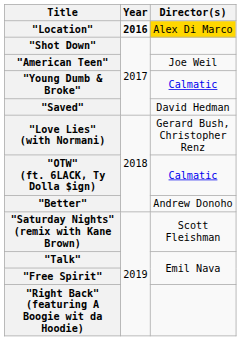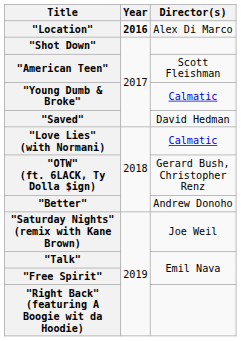(193, 29) gold background -> (193, 29) no background
(193, 62) Joe Weil -> (193, 68) Scott Fleishman
(193, 135) Gerard Bush, Christopher Renz -> (193, 141) Calmatic
(193, 175) Calmatic -> (193, 175) Gerard Bush, Christopher Renz
(193, 232) Scott Fleishman -> (193, 232) Joe Weil
